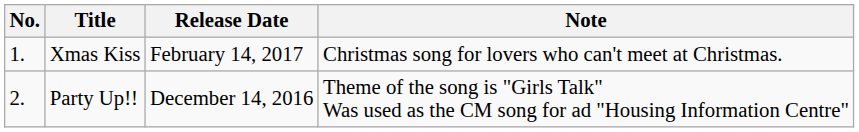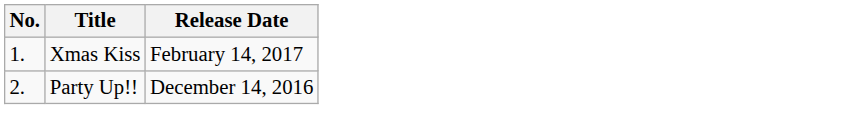- column: (586, 20)
